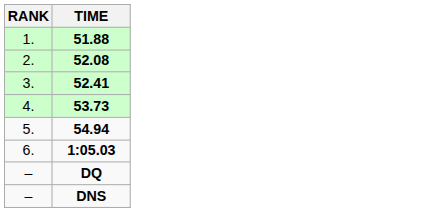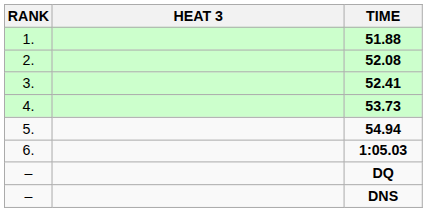+ column: (198, 16)
